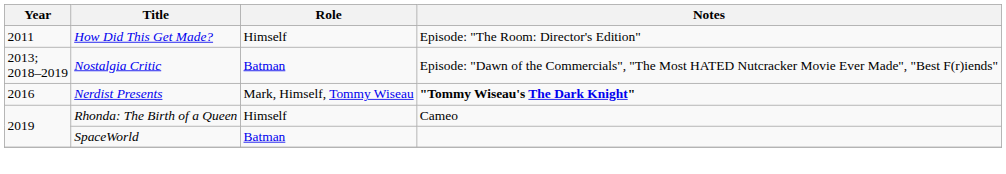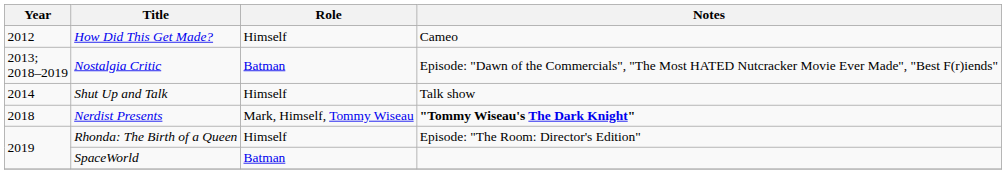(21, 36) 2011 -> (21, 36) 2012
(530, 36) Episode: "The Room: Director's Edition" -> (439, 36) Cameo
+ row: (121, 94)
(21, 94) 2016 -> (21, 115) 2018
(439, 115) Cameo -> (530, 136) Episode: "The Room: Director's Edition"
